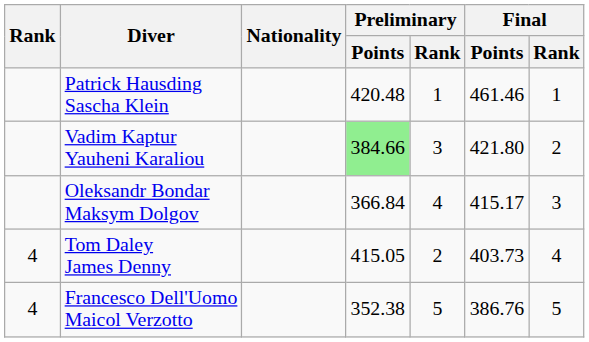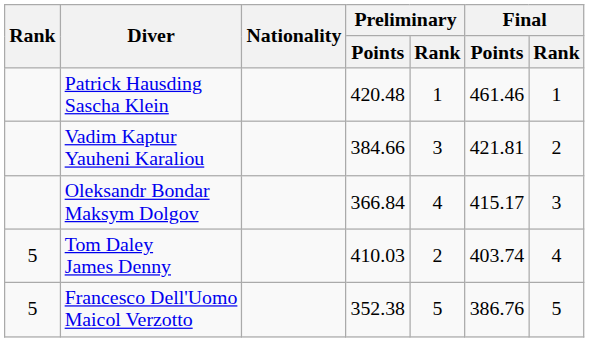(378, 148) lightgreen background -> (378, 148) no background
(497, 148) 421.80 -> (497, 148) 421.81
(32, 255) 4 -> (32, 255) 5
(378, 255) 415.05 -> (378, 255) 410.03
(497, 255) 403.73 -> (497, 255) 403.74
(32, 309) 4 -> (32, 309) 5
